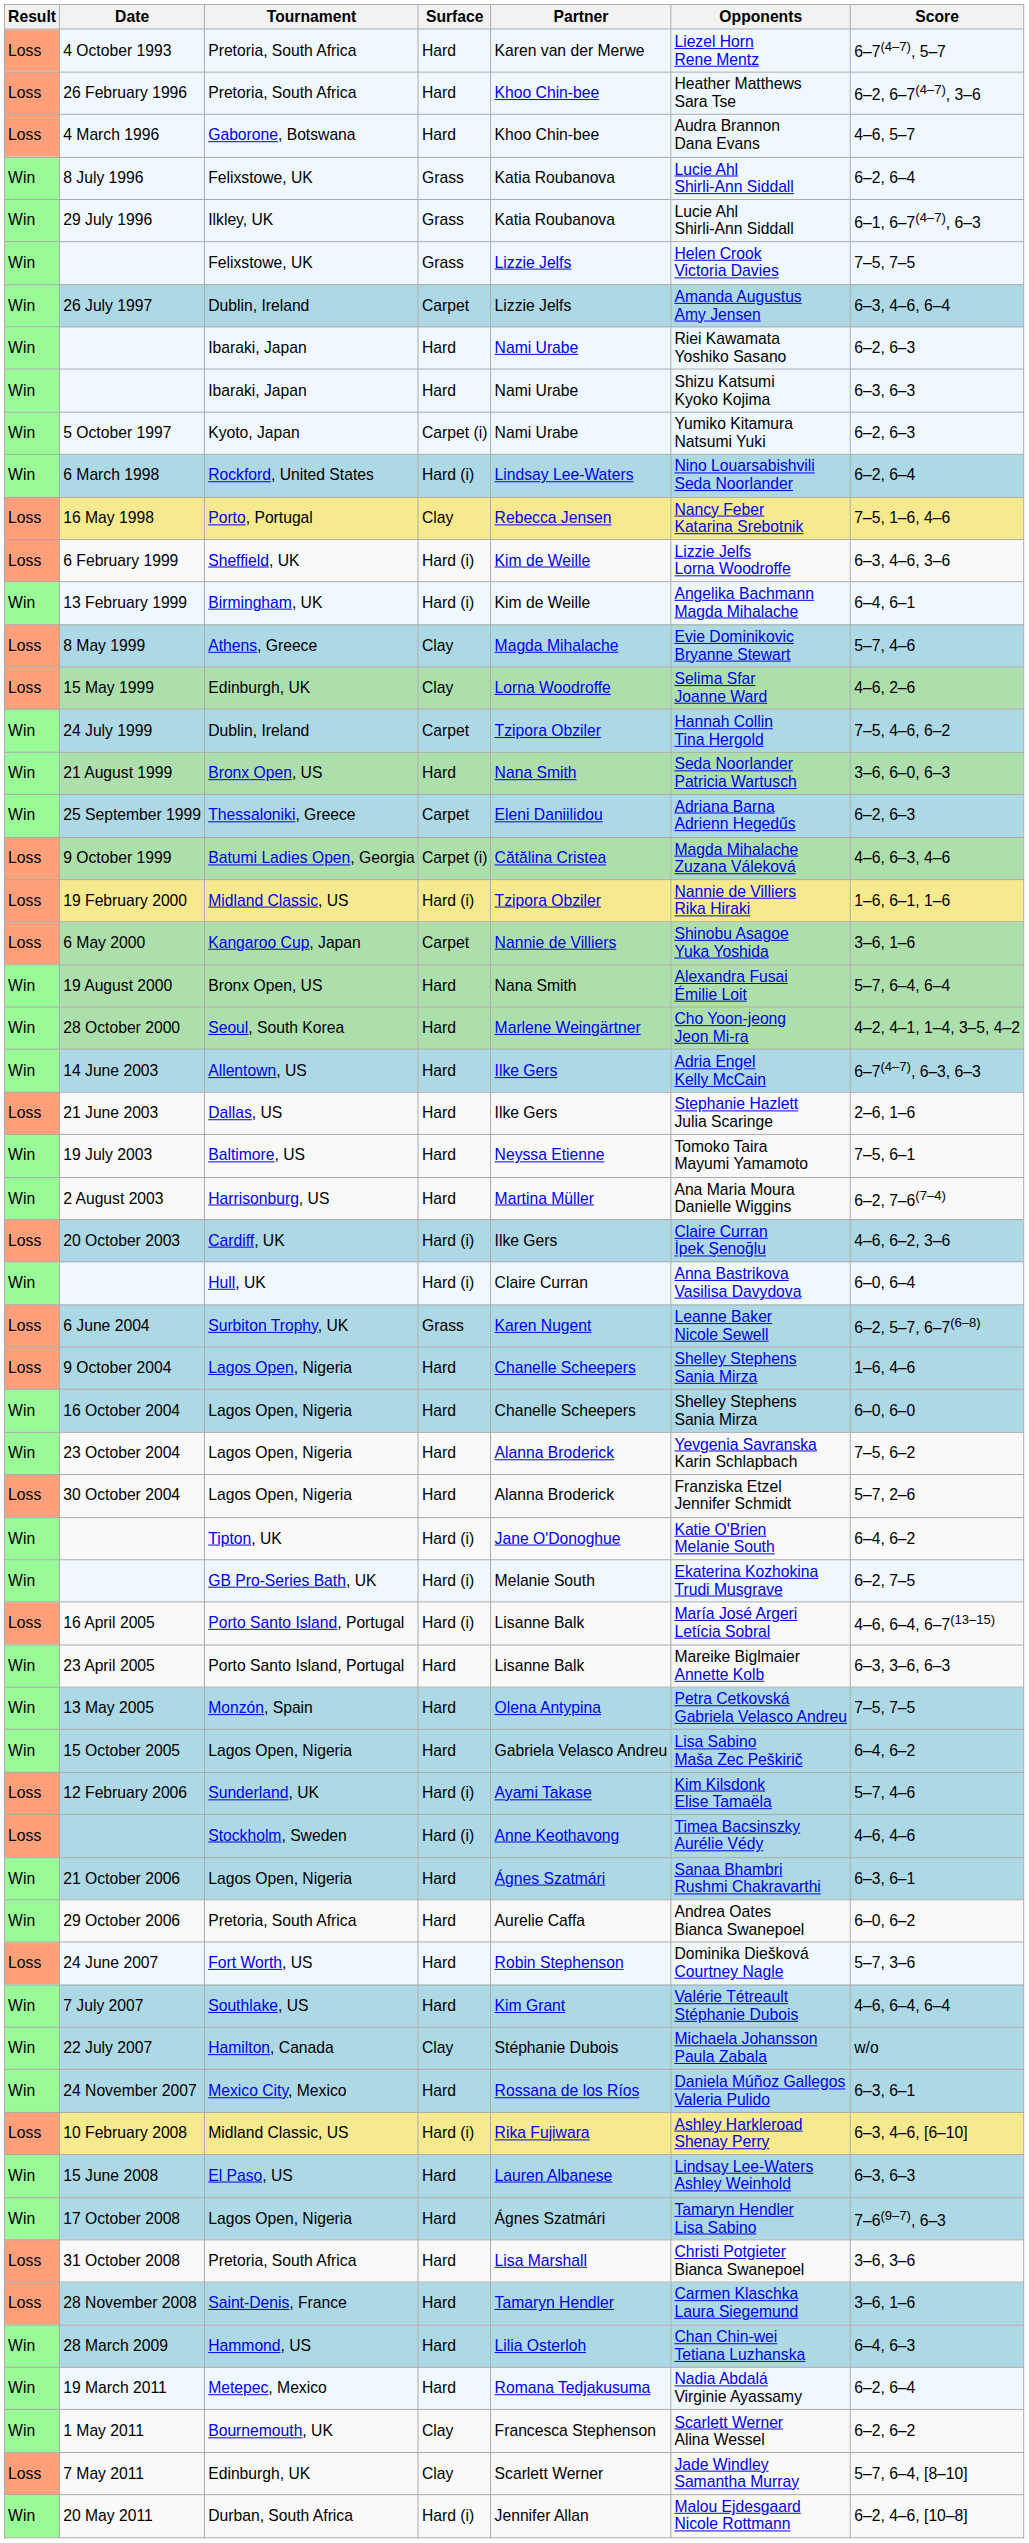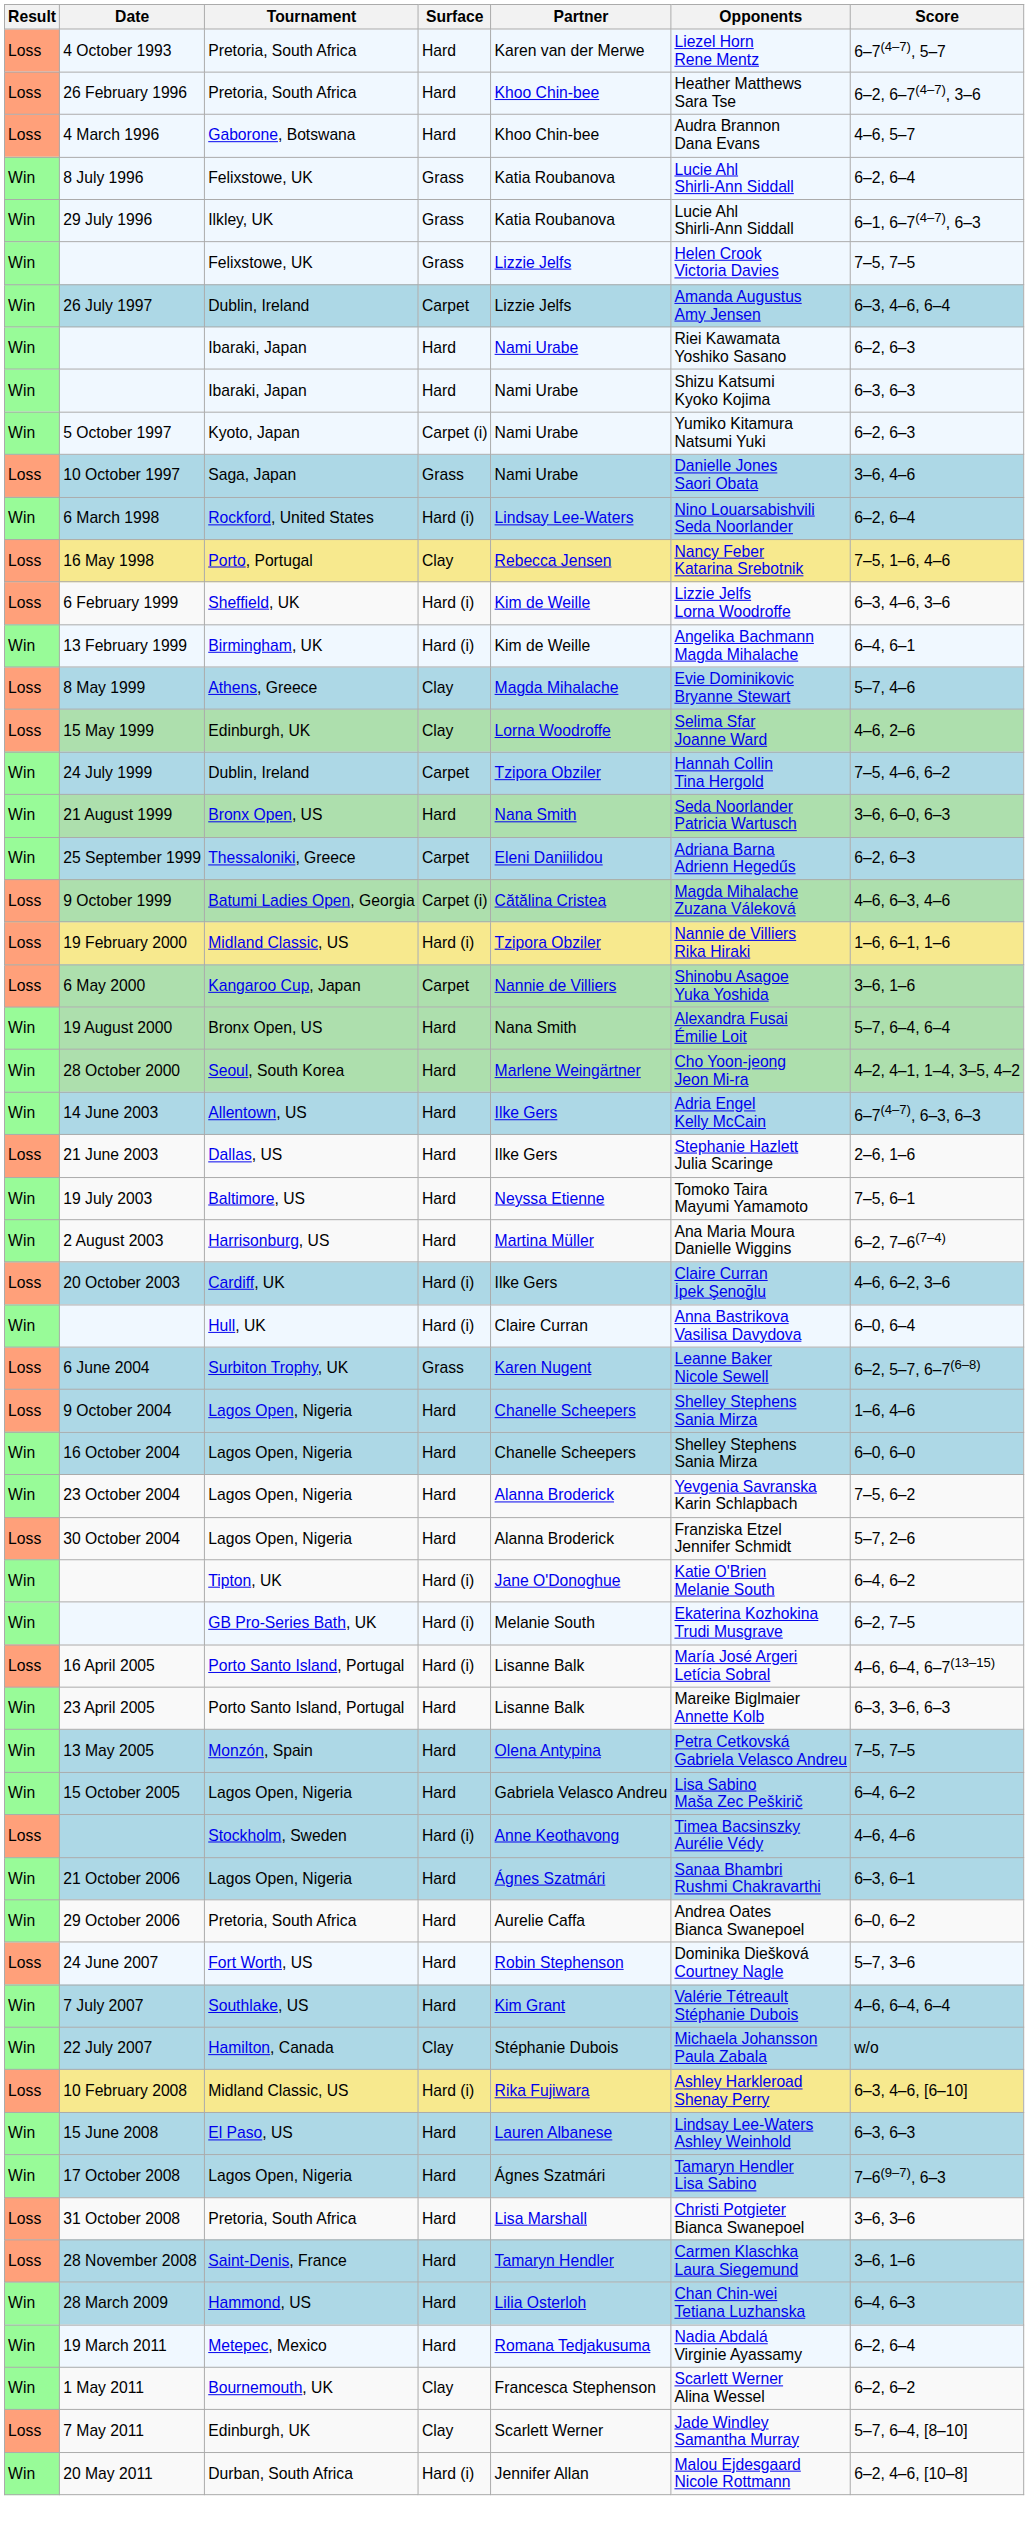+ row: (122, 475)
- row: (125, 1793)
- row: (130, 2090)
